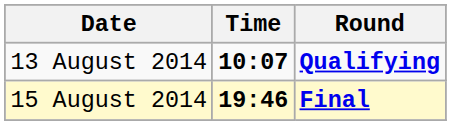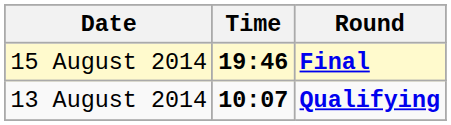rows swapped: (109, 62) <-> (109, 100)
